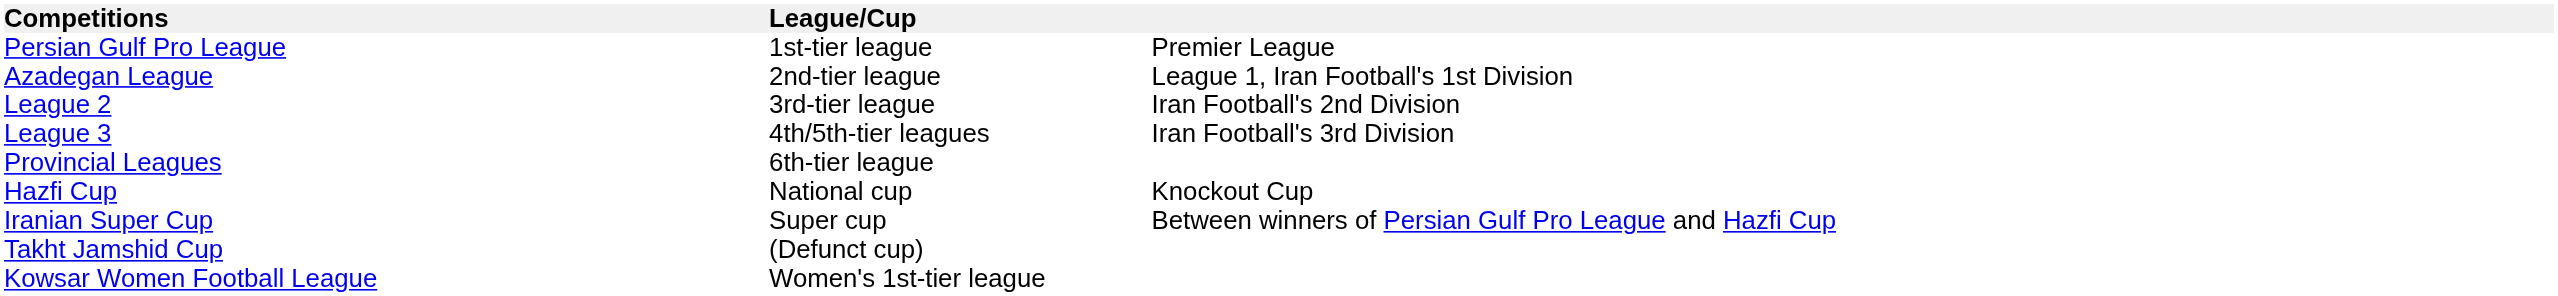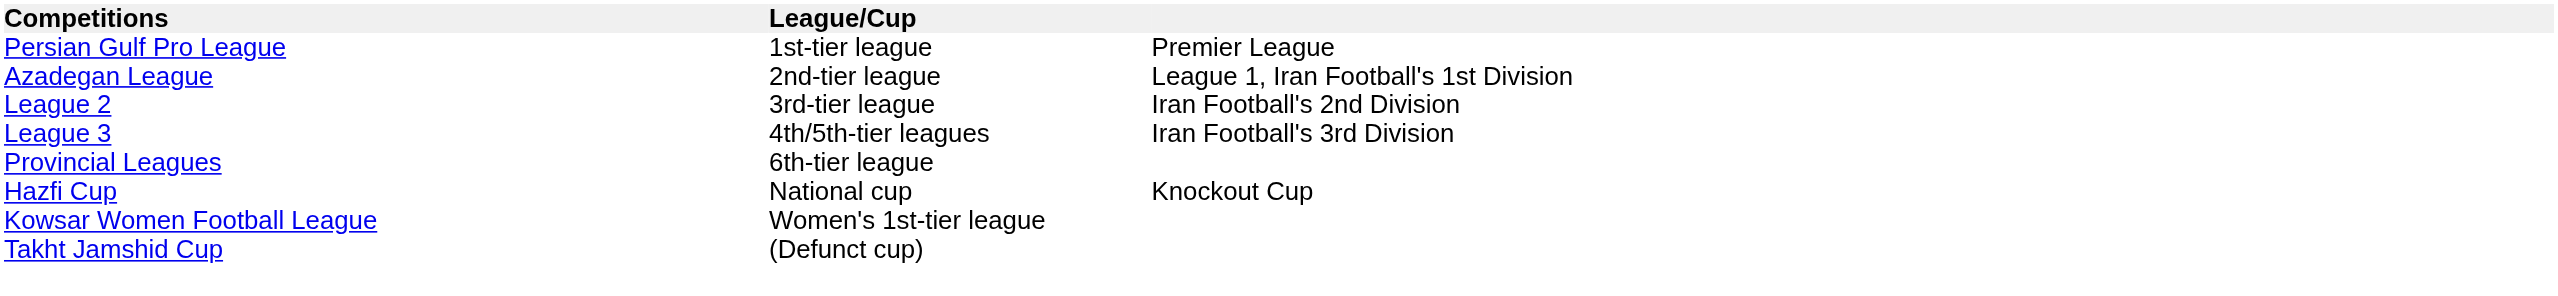- row: (109, 221)
rows swapped: (114, 250) <-> (191, 279)
